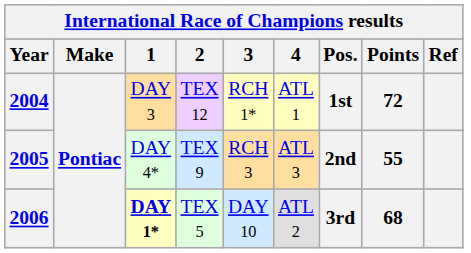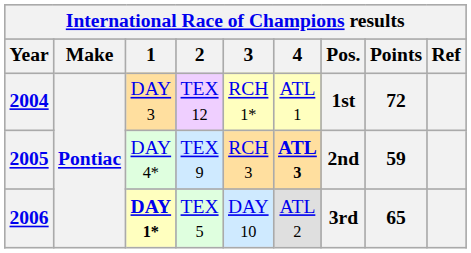(296, 158) normal -> (297, 159) bold
(393, 159) 55 -> (396, 159) 59
(393, 218) 68 -> (396, 218) 65
